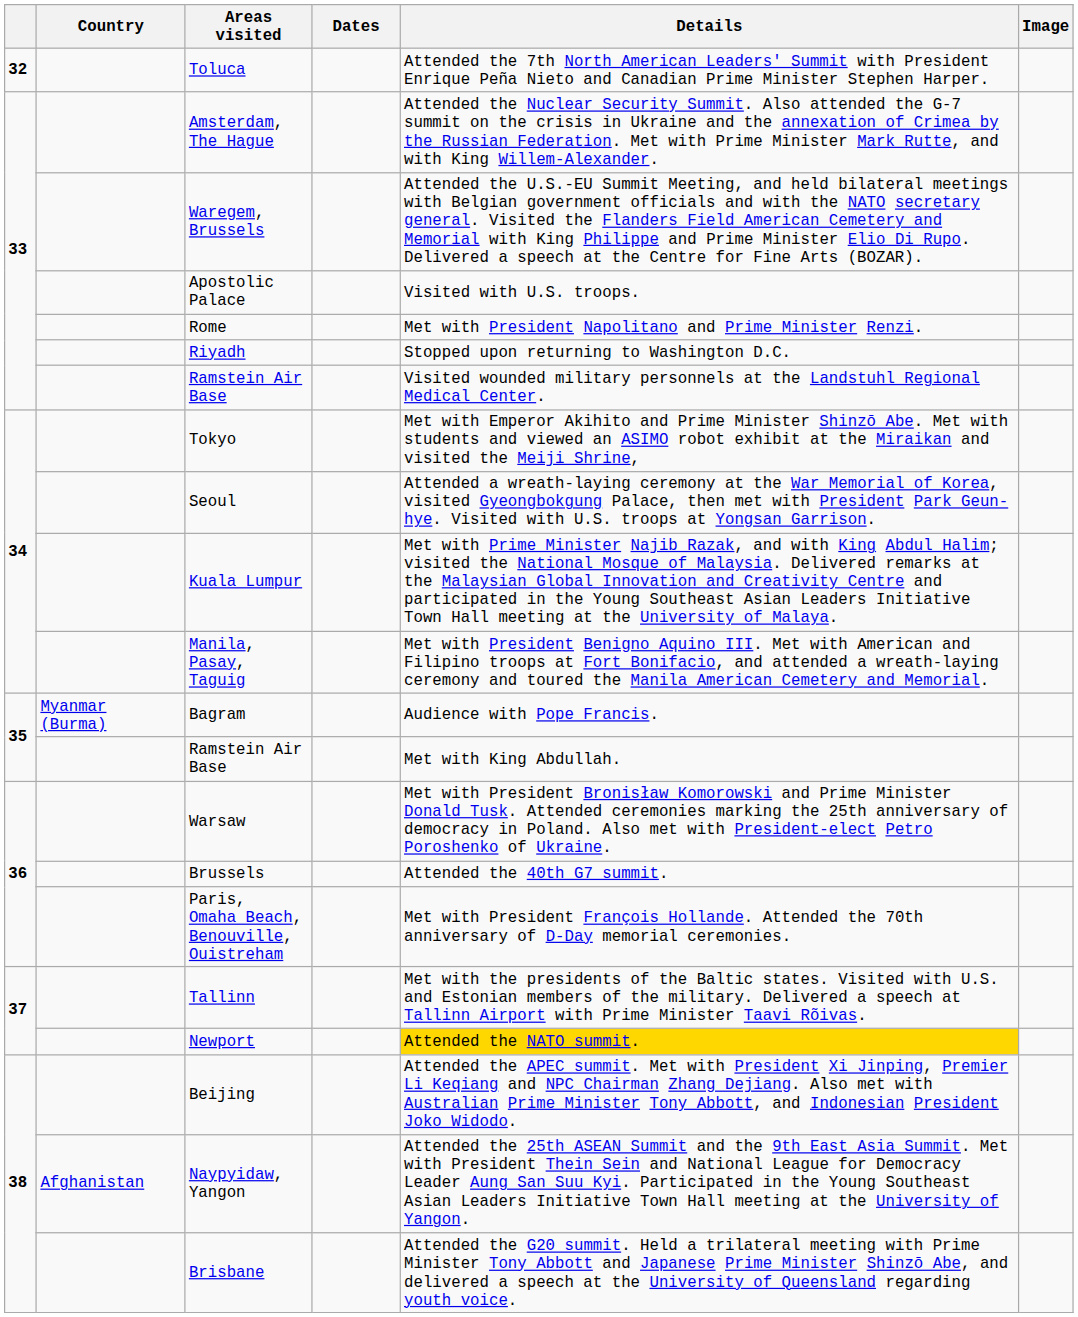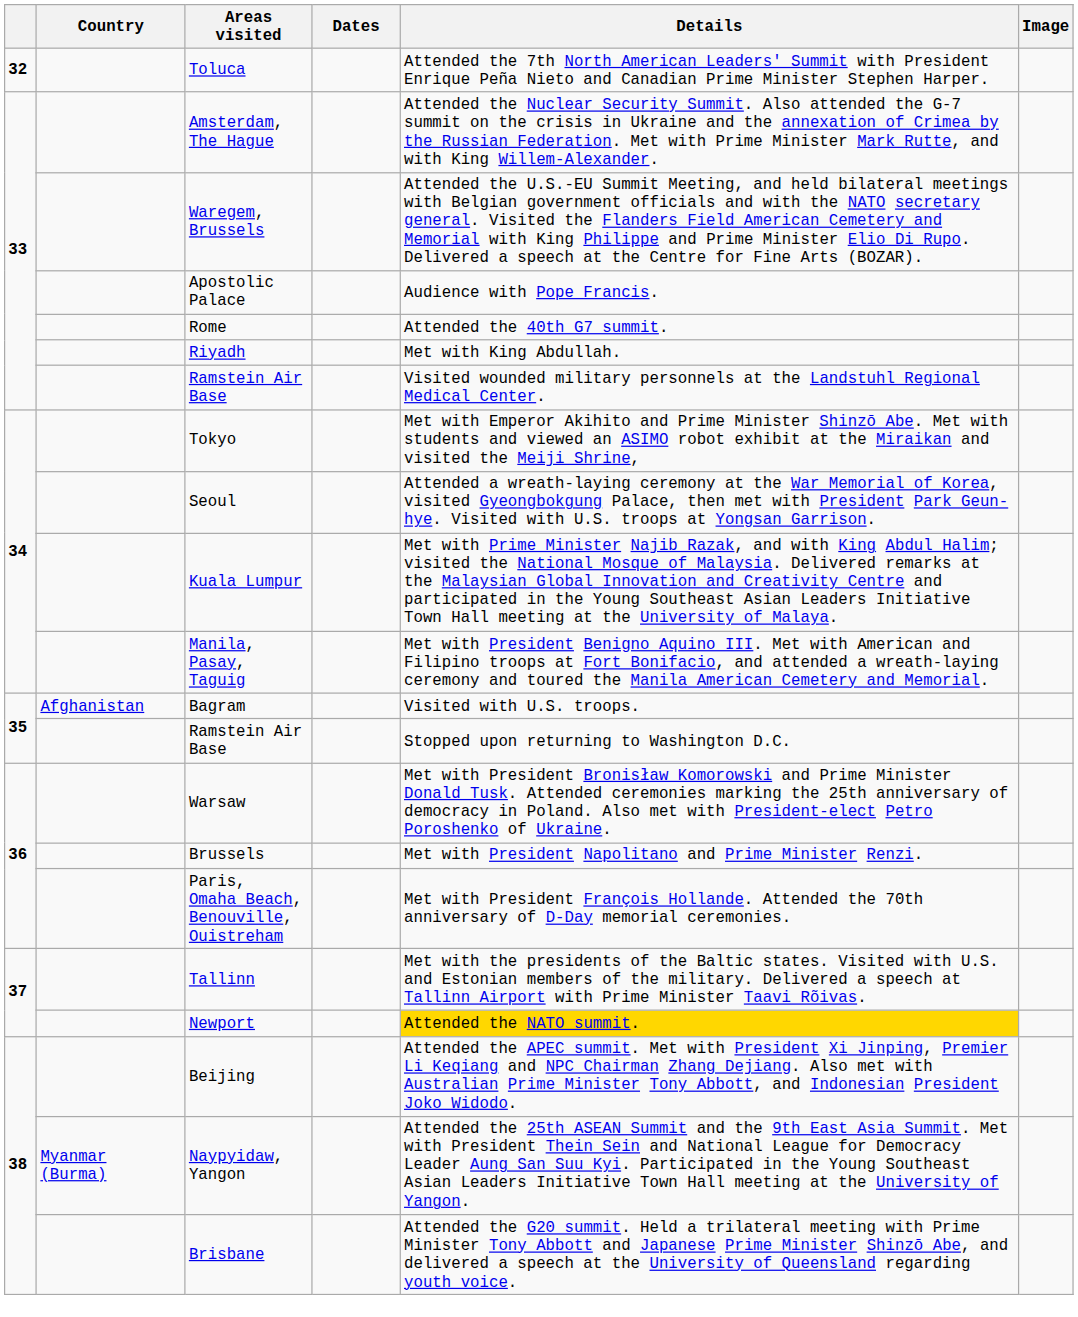(522, 292) Visited with U.S. troops. -> (531, 292) Audience with Pope Francis.
(664, 327) Met with President Napolitano and Prime Minister Renzi. -> (536, 327) Attended the 40th G7 summit.
(598, 353) Stopped upon returning to Washington D.C. -> (513, 353) Met with King Abdullah.
(73, 715) Myanmar (Burma) -> (92, 706) Afghanistan
(531, 715) Audience with Pope Francis. -> (522, 706) Visited with U.S. troops.
(513, 759) Met with King Abdullah. -> (598, 741) Stopped upon returning to Washington D.C.
(536, 874) Attended the 40th G7 summit. -> (664, 856) Met with President Napolitano and Prime Minister Renzi.
(92, 1184) Afghanistan -> (73, 1165) Myanmar (Burma)
